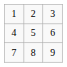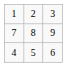rows swapped: (14, 33) <-> (14, 52)
